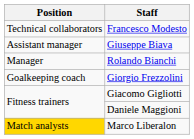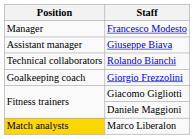(55, 28) Technical collaborators -> (25, 28) Manager
(25, 61) Manager -> (55, 61) Technical collaborators
